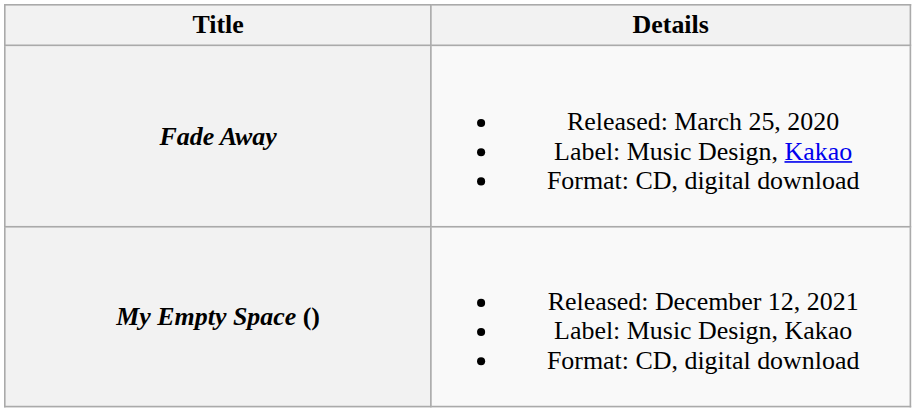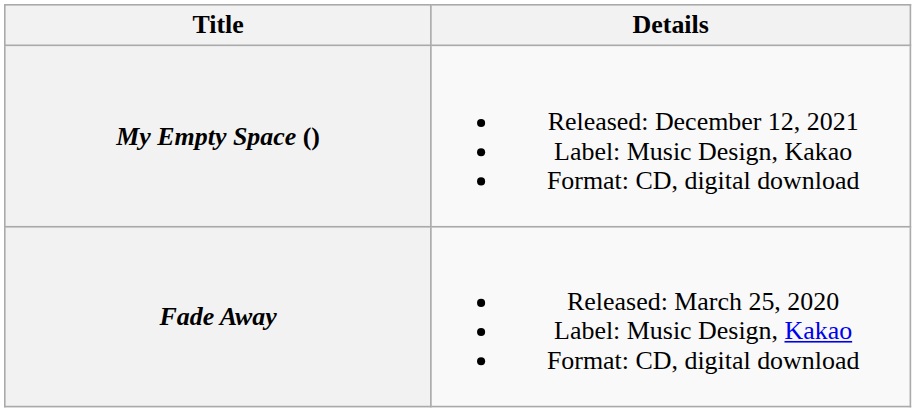rows swapped: (218, 135) <-> (218, 316)
